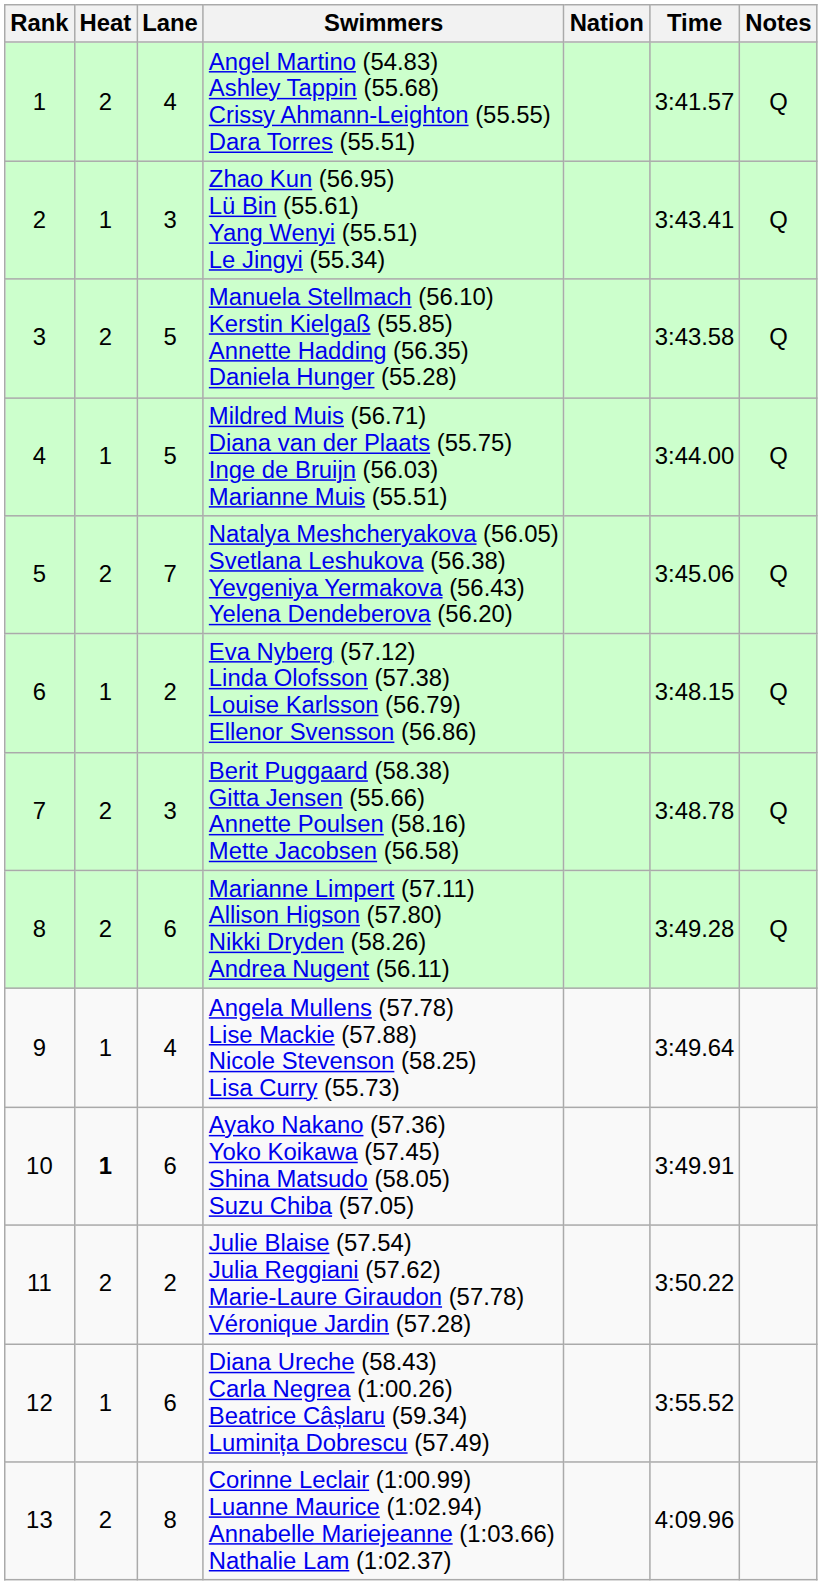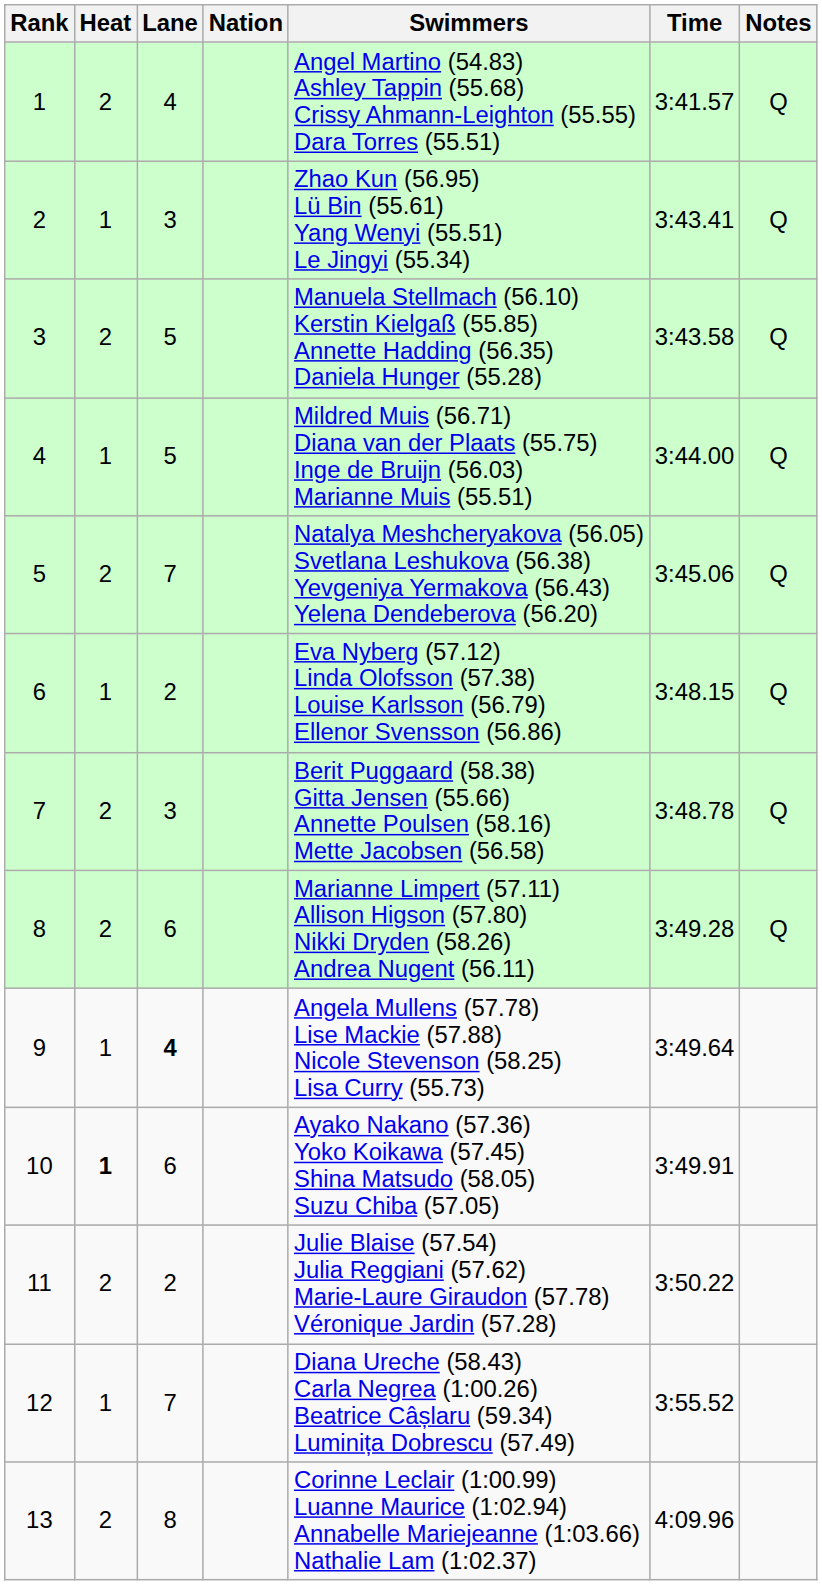columns swapped: (607, 23) <-> (384, 23)
(170, 1047) normal -> (170, 1047) bold
(170, 1402) 6 -> (170, 1402) 7
